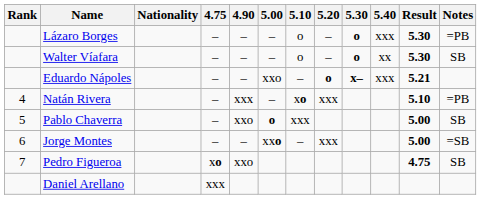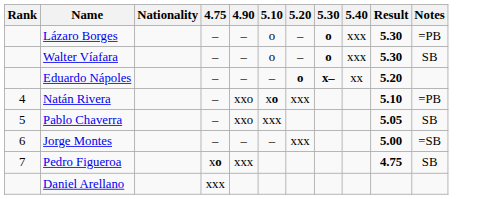- column: (272, 15)
(385, 57) xx -> (357, 57) xxx
(385, 78) xxx -> (357, 78) xx
(419, 78) 5.21 -> (391, 78) 5.20
(244, 99) xxx -> (244, 99) xxo
(419, 120) 5.00 -> (391, 120) 5.05
(244, 162) xxo -> (244, 162) xxx
